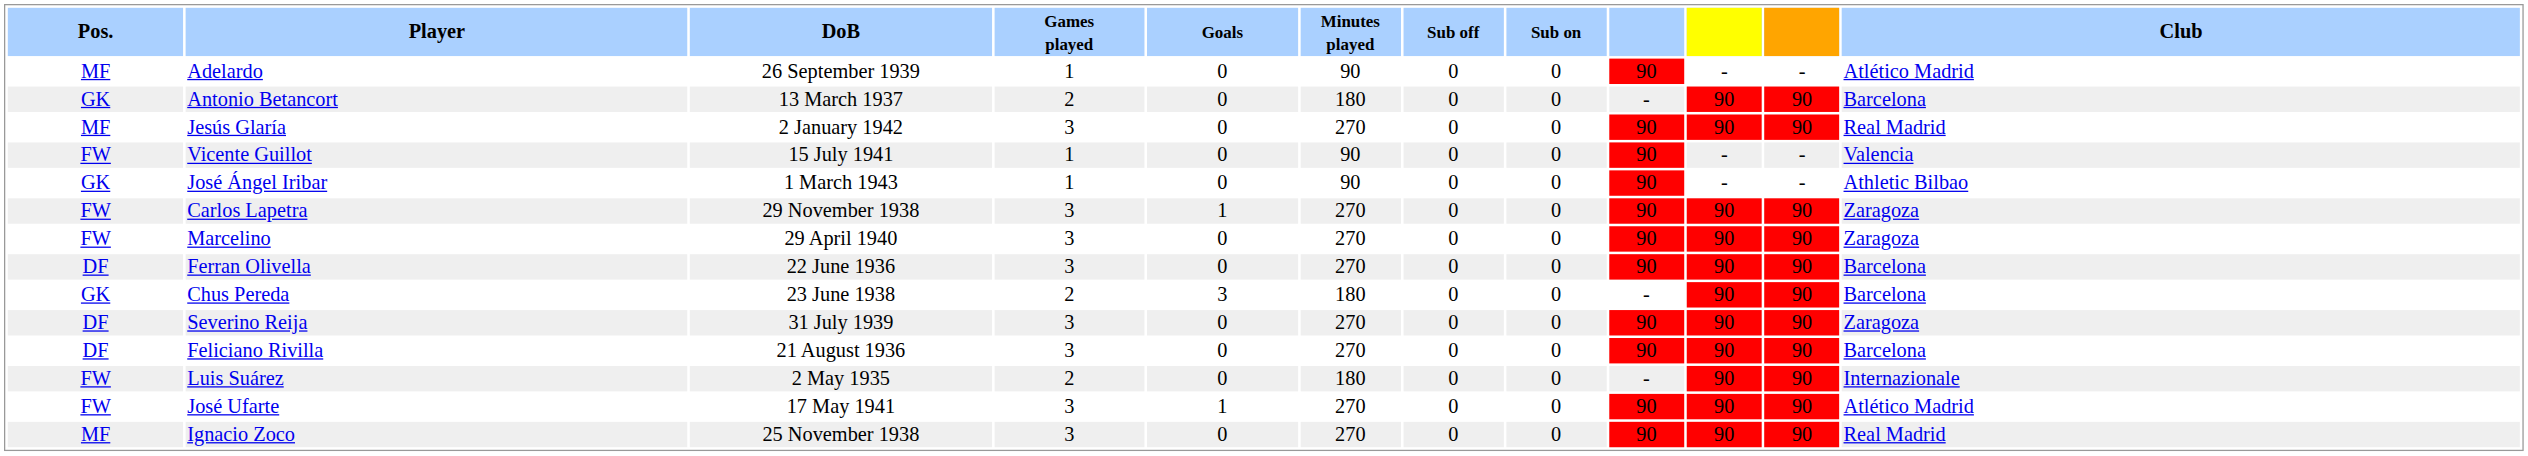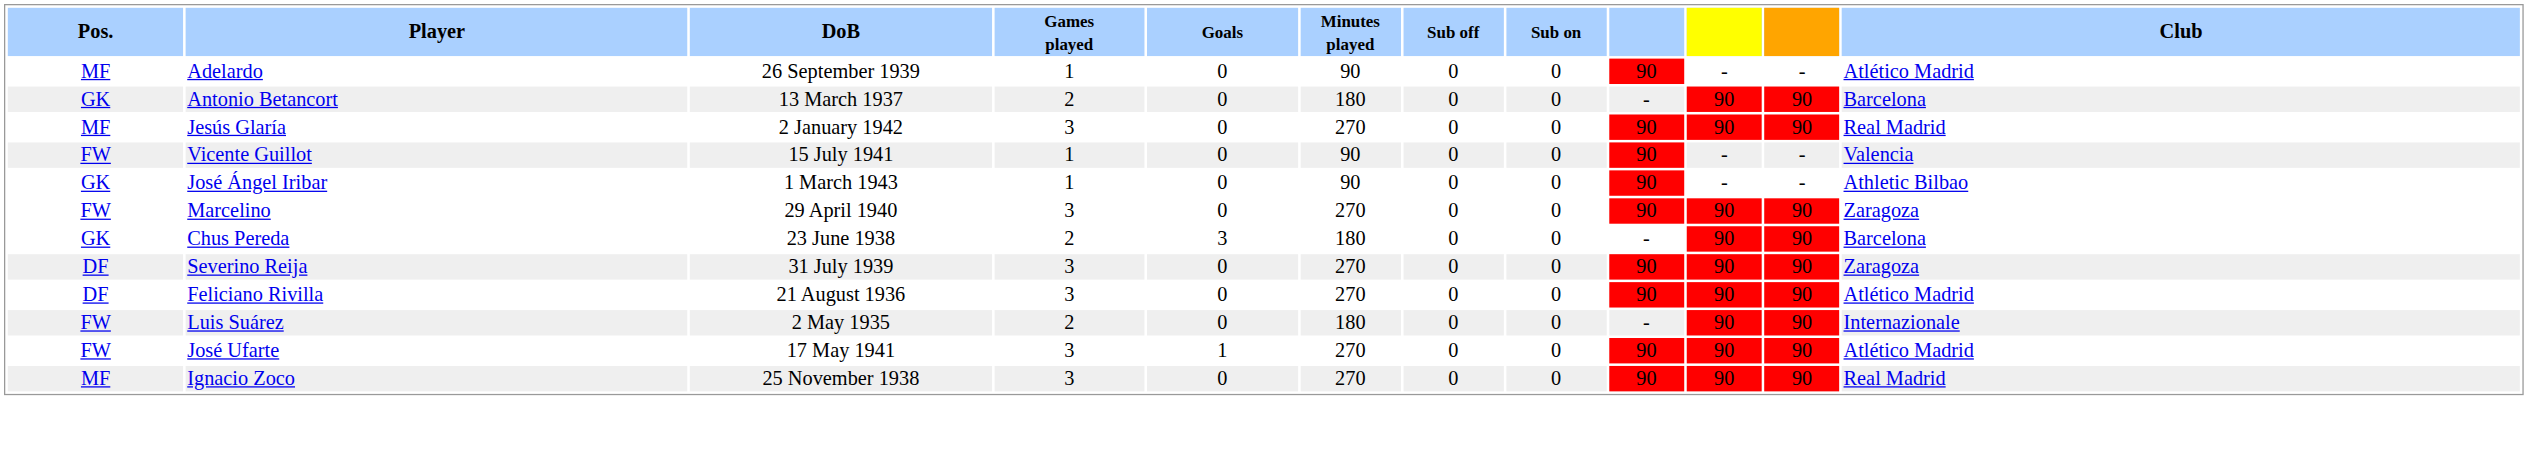- row: (247, 210)
- row: (249, 266)
(1885, 350) Barcelona -> (1909, 294) Atlético Madrid
